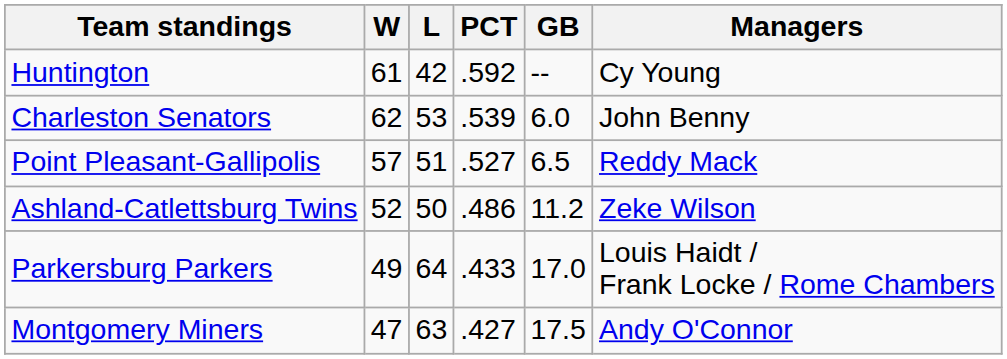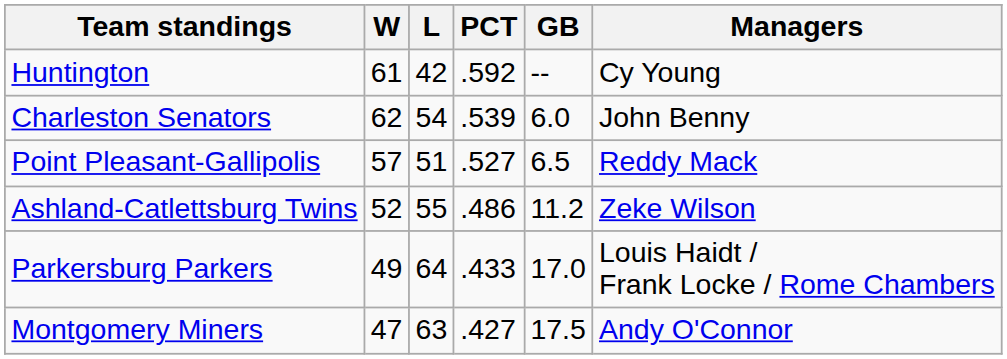(431, 117) 53 -> (431, 117) 54
(431, 207) 50 -> (431, 207) 55
